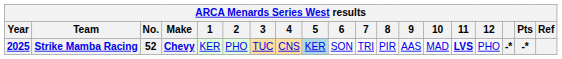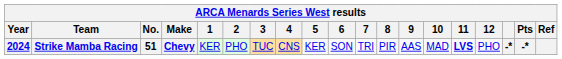(18, 46) 2025 -> (18, 46) 2024
(151, 46) 52 -> (151, 46) 51
(315, 46) lightblue background -> (315, 46) no background
